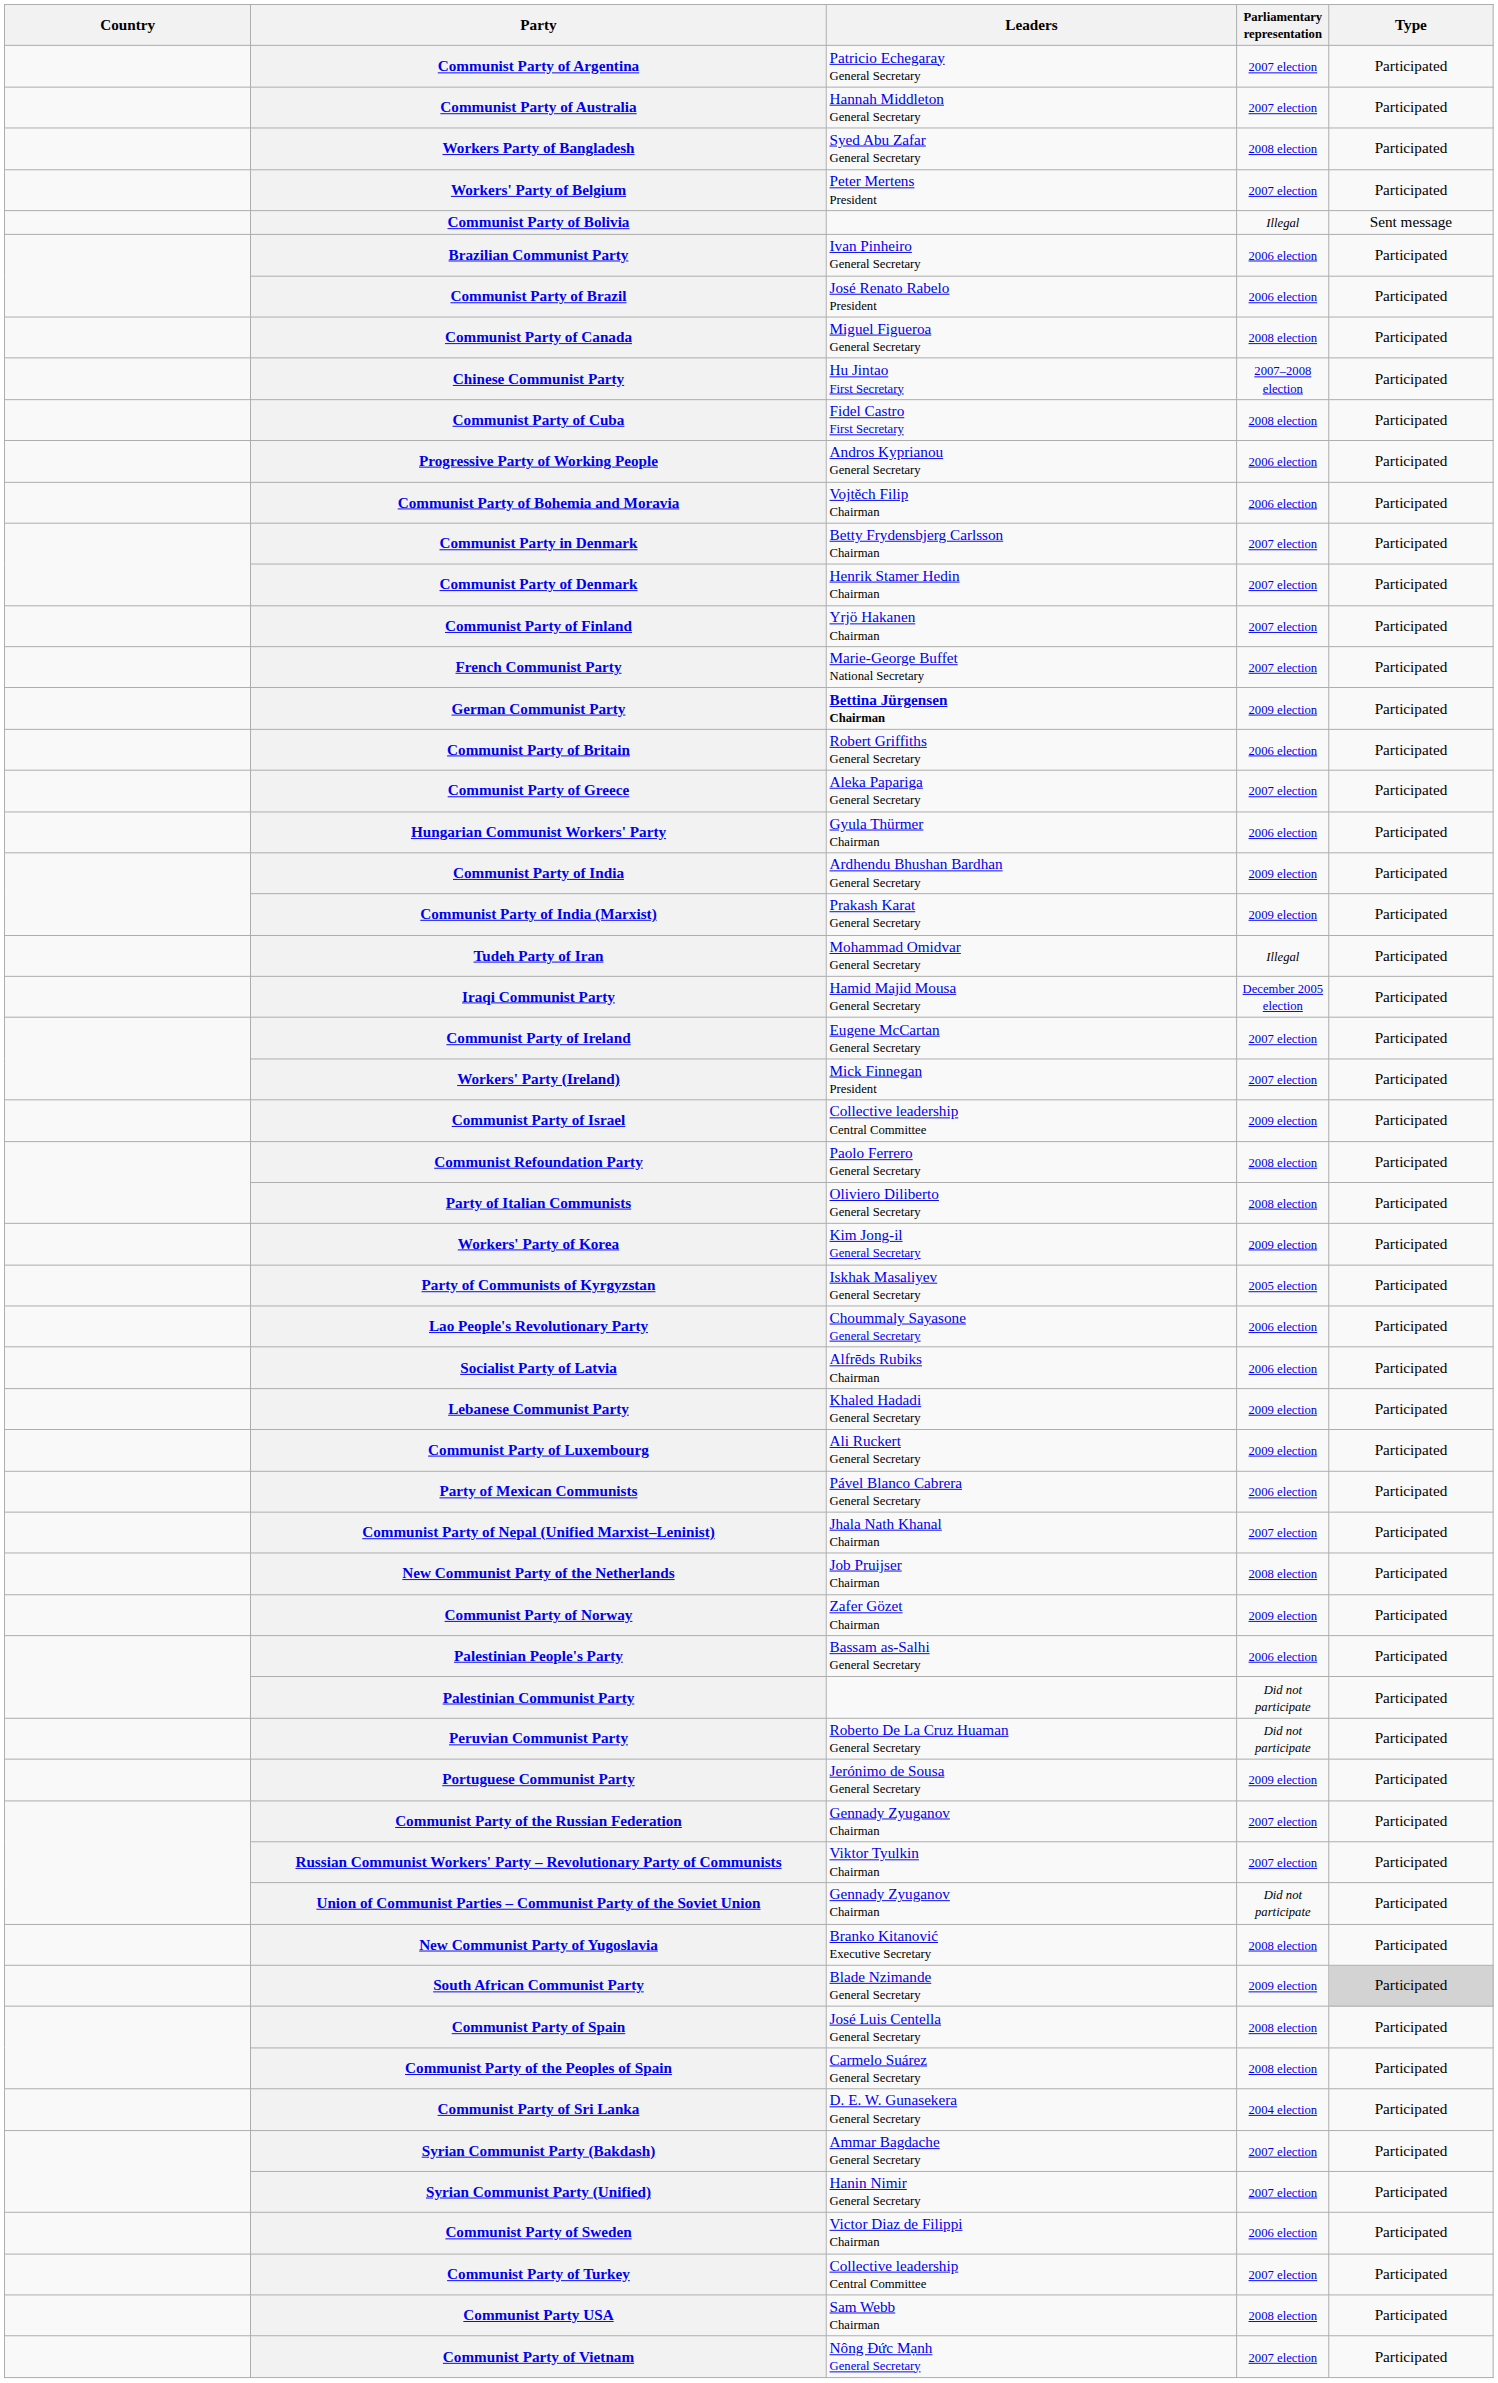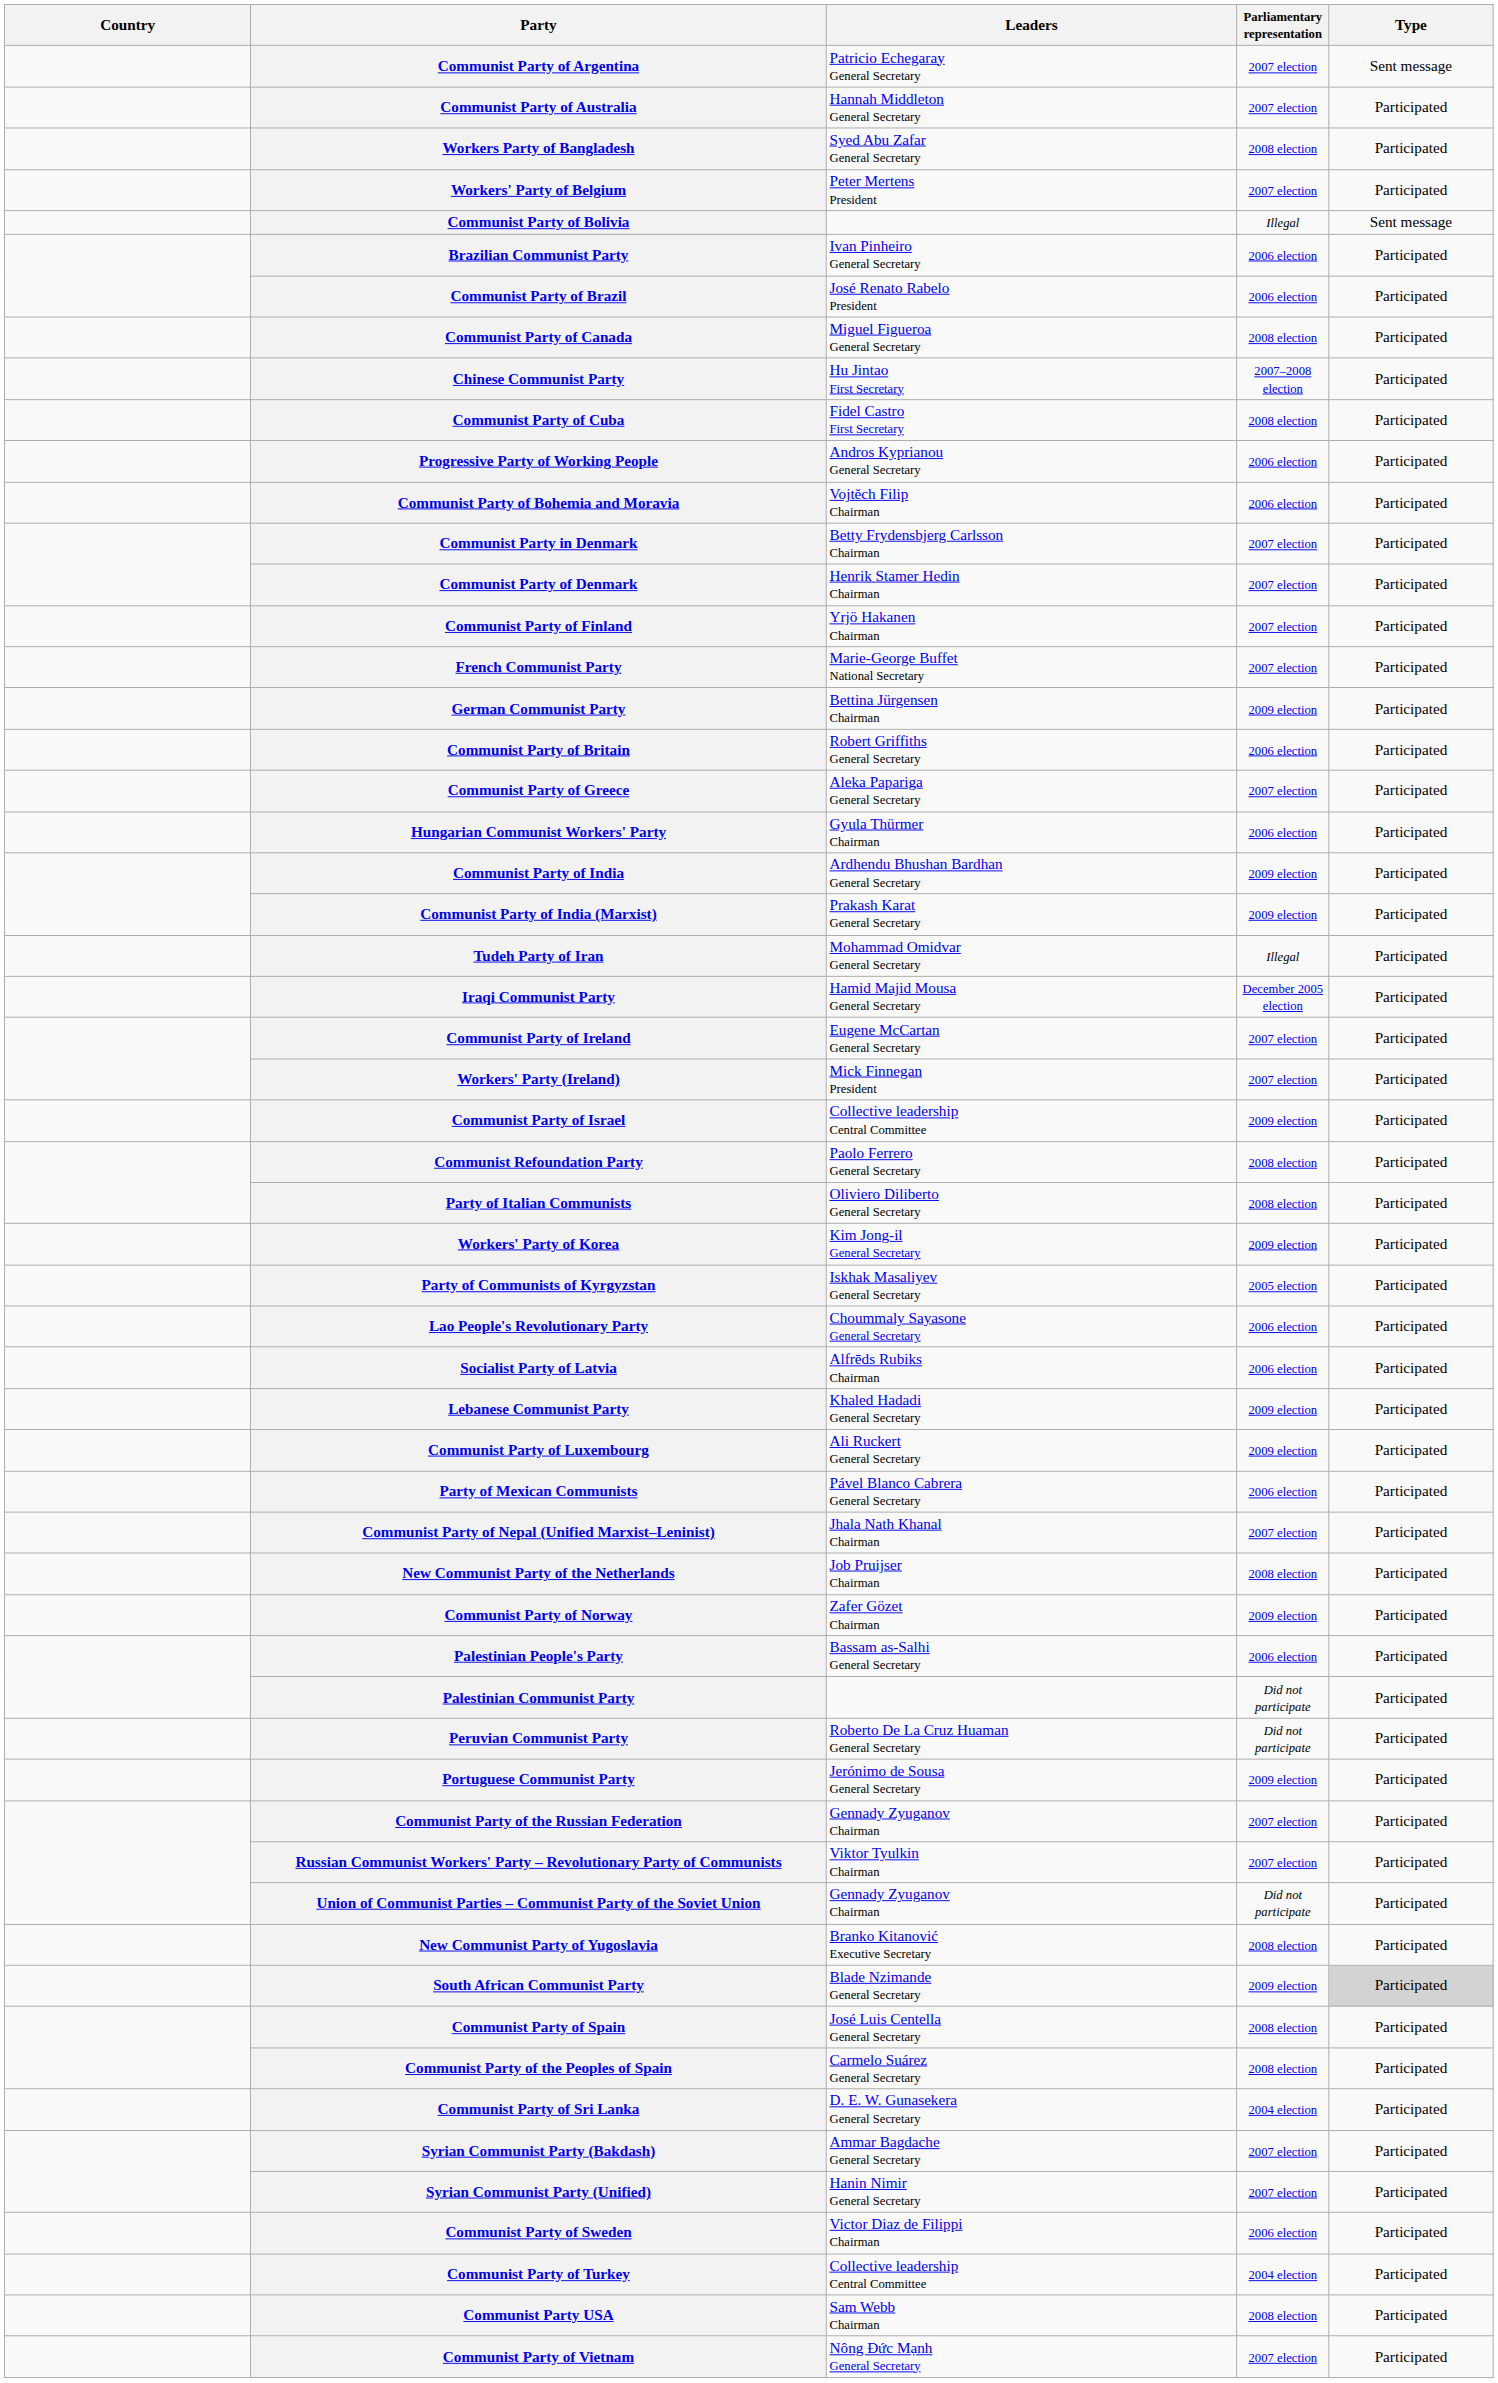(1411, 66) Participated -> (1411, 66) Sent message
(888, 708) bold -> (884, 708) normal
(1283, 2275) 2007 election -> (1283, 2275) 2004 election
